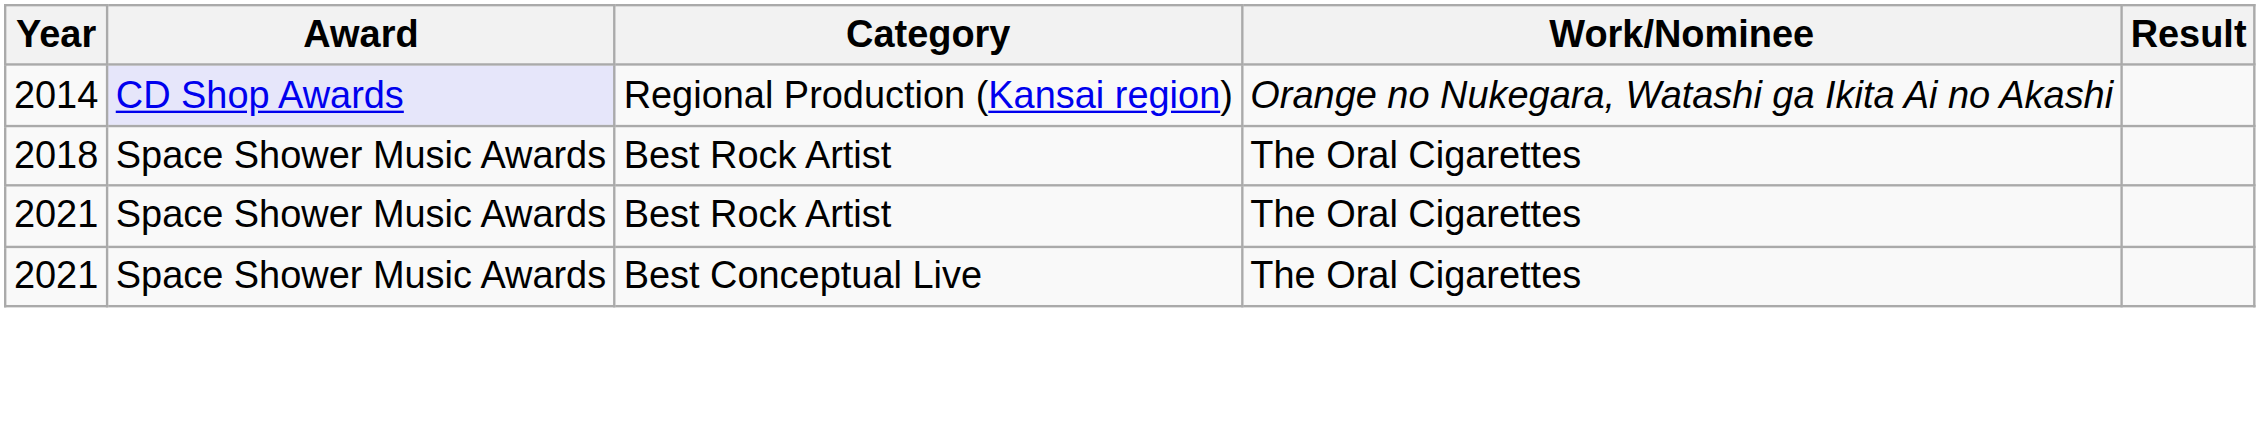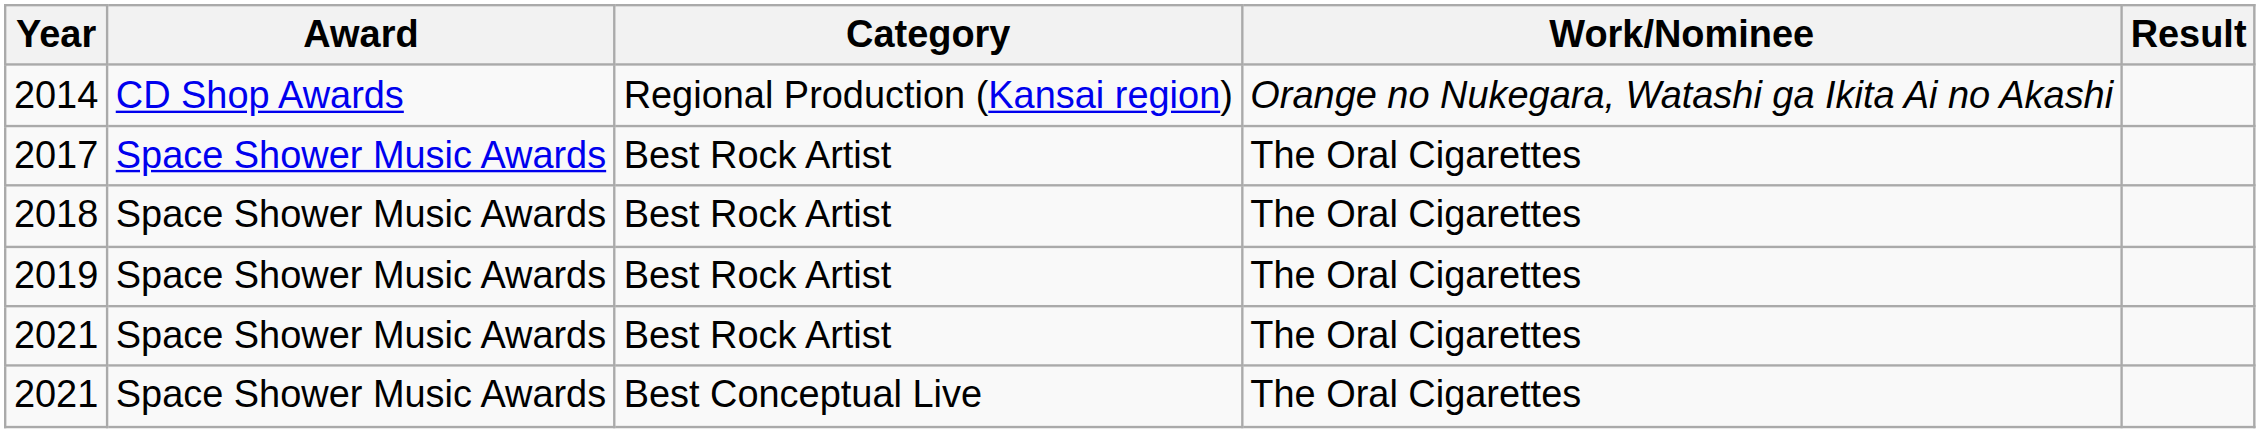(260, 94) lavender background -> (260, 94) no background
+ row: (56, 154)
+ row: (56, 275)
